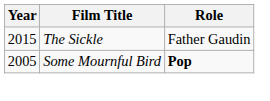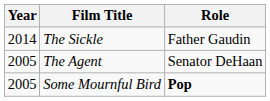(22, 38) 2015 -> (22, 38) 2014
+ row: (72, 61)
